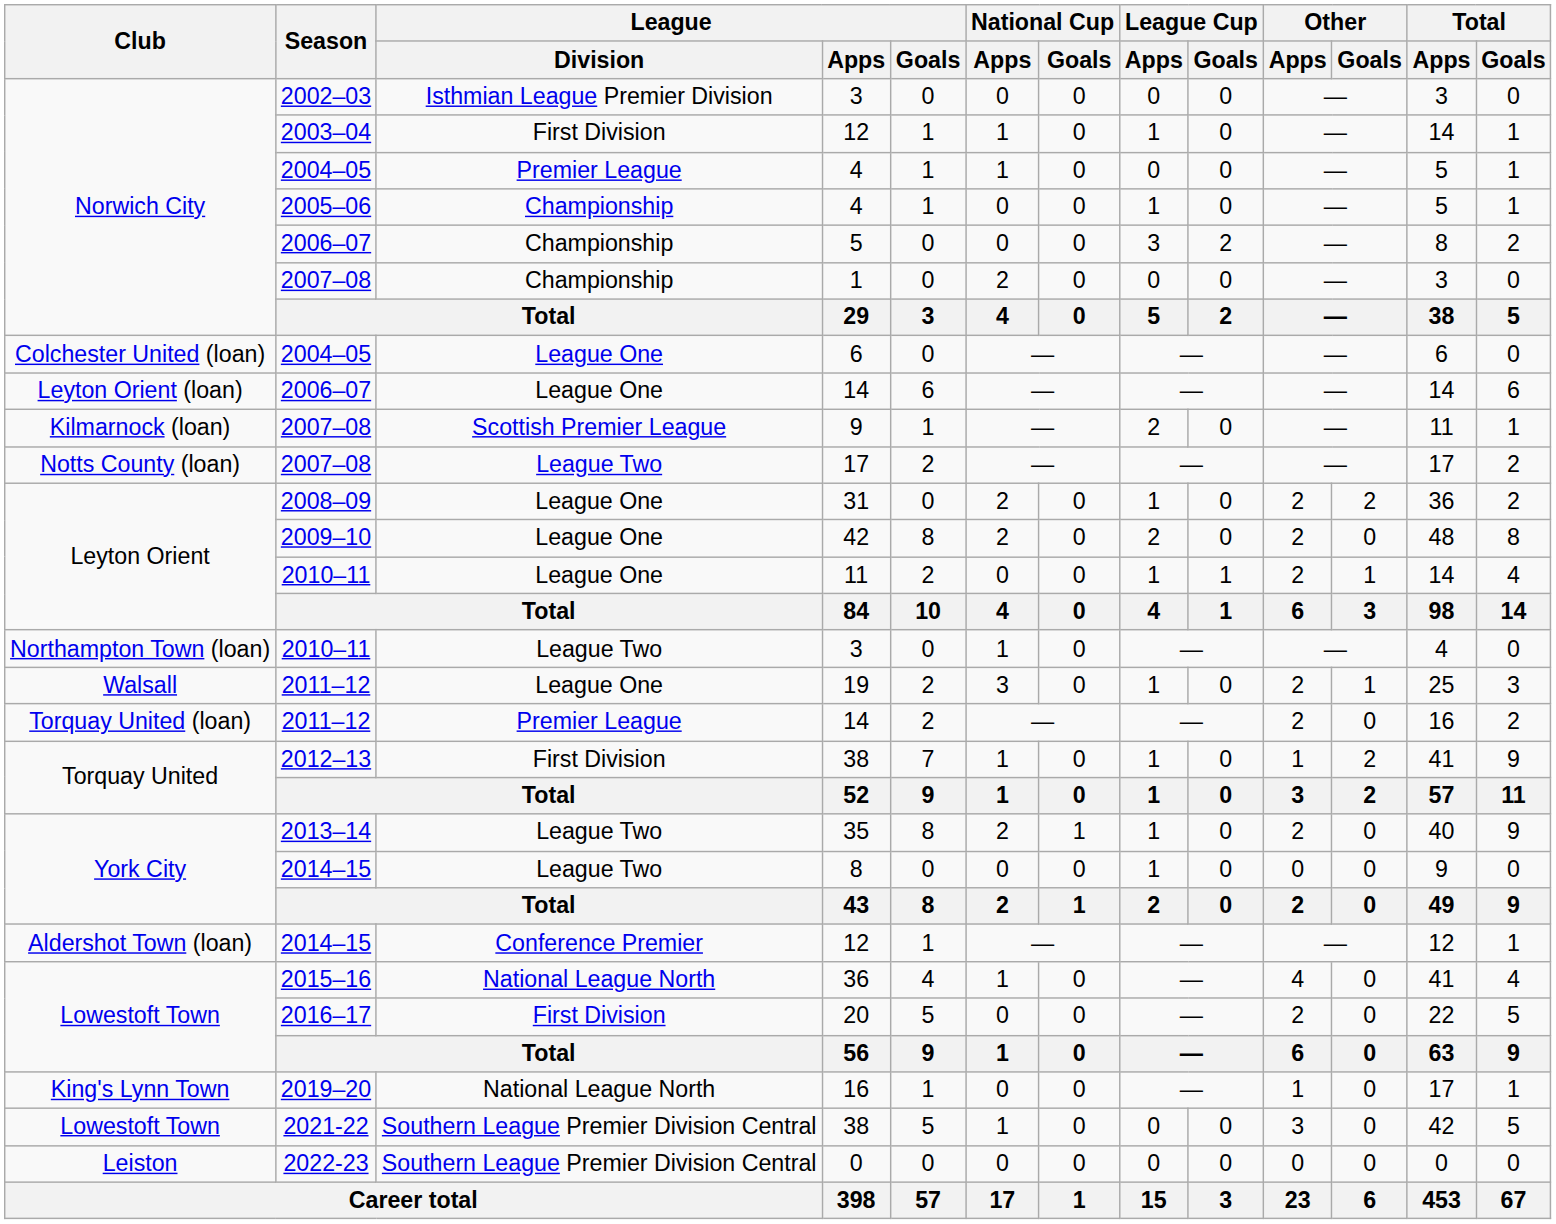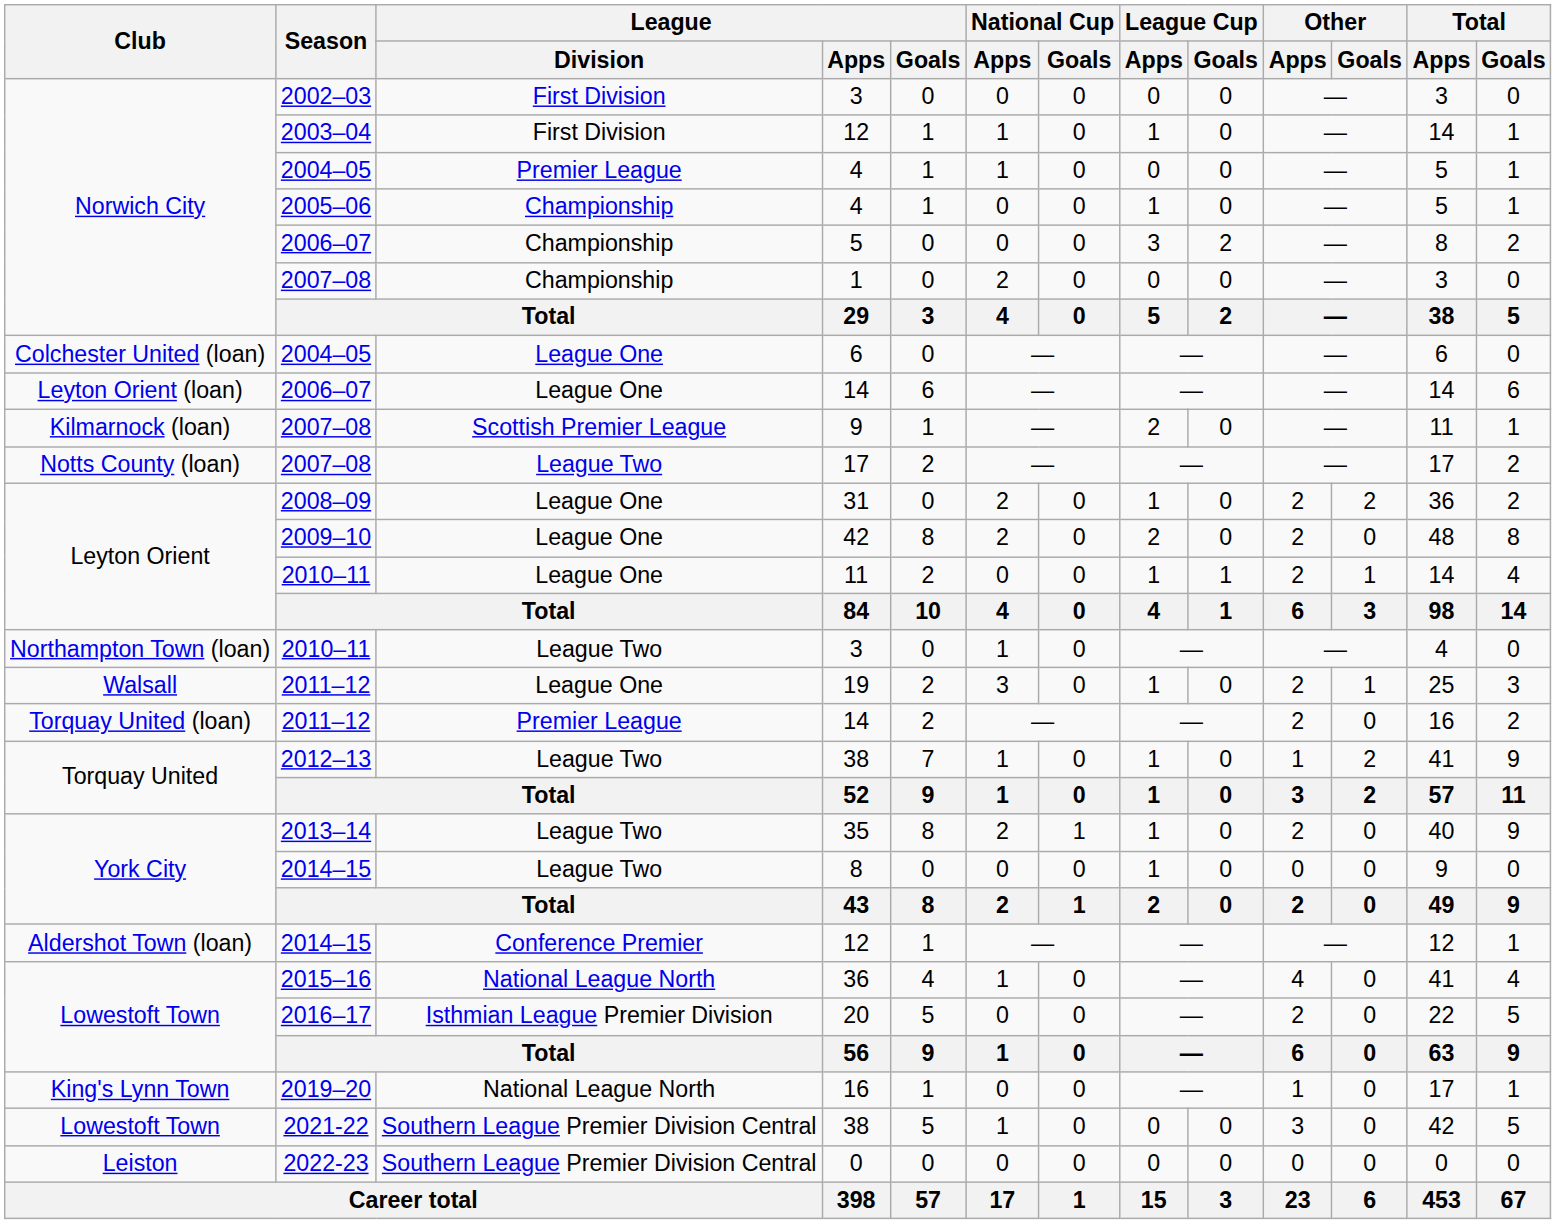(599, 96) Isthmian League Premier Division -> (599, 96) First Division
(599, 758) First Division -> (599, 758) League Two
(599, 1016) First Division -> (599, 1016) Isthmian League Premier Division
